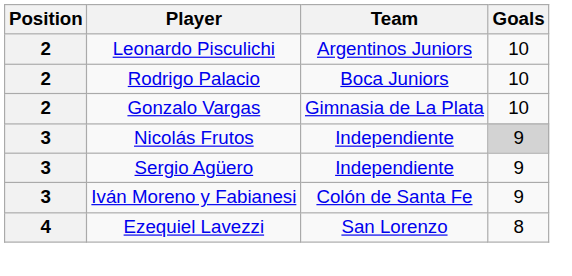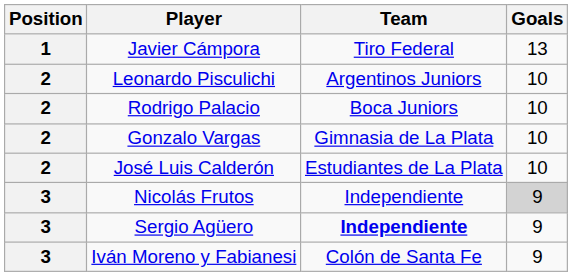+ row: (194, 49)
+ row: (194, 167)
(394, 167) normal -> (404, 227) bold
- row: (194, 227)
